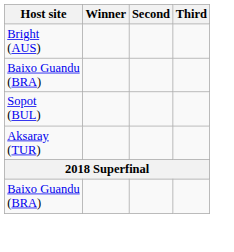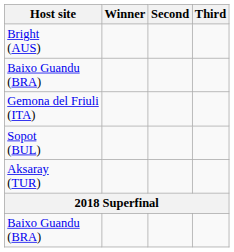+ row: (53, 108)
